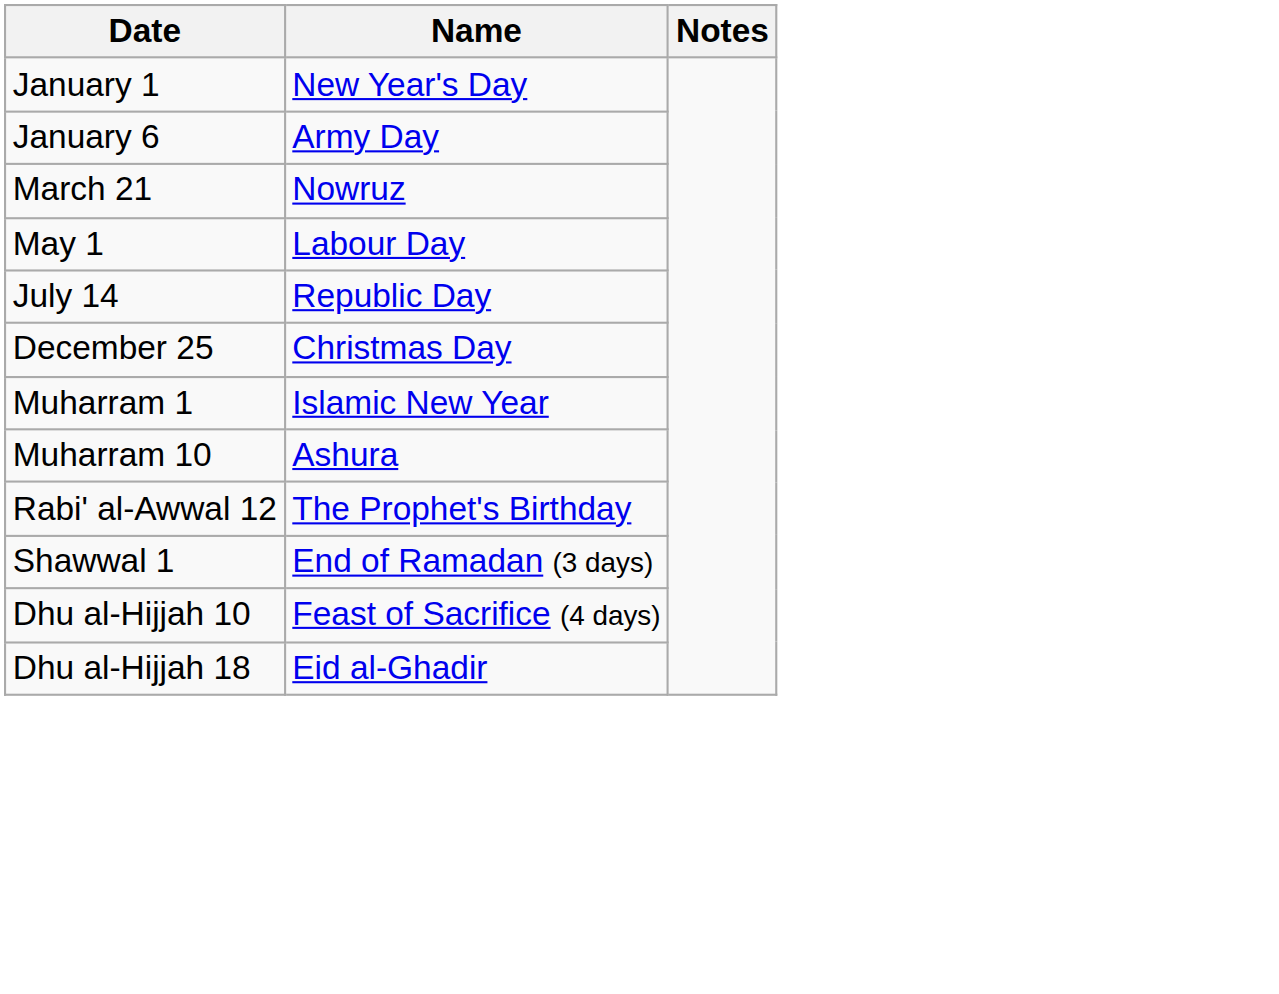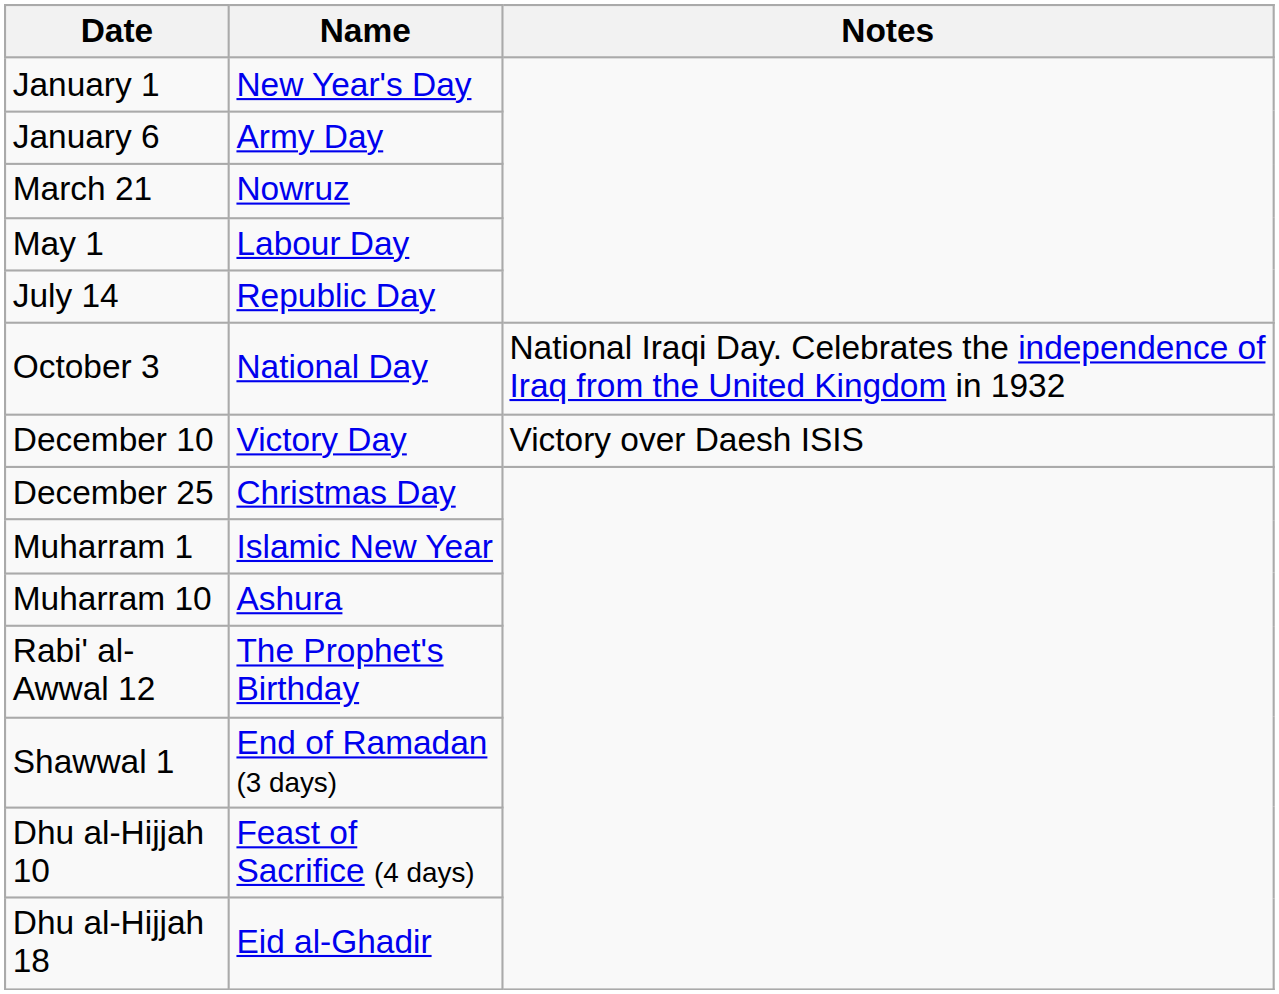+ row: (86, 368)
+ row: (113, 439)
